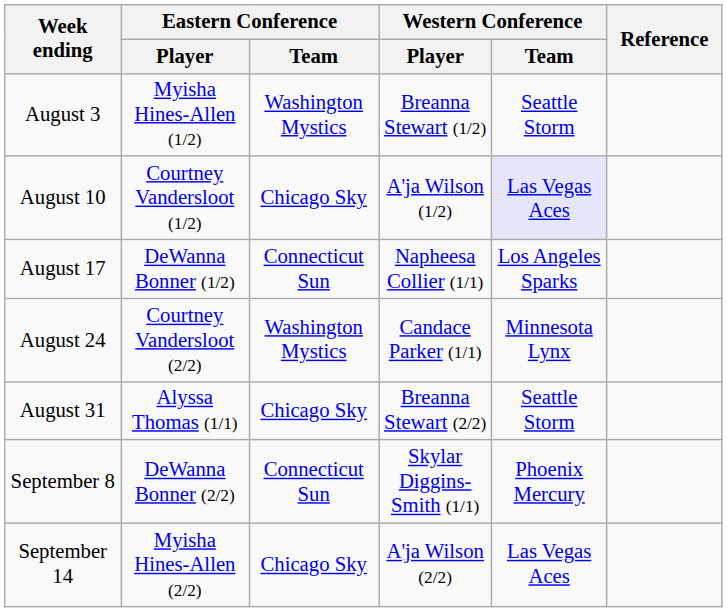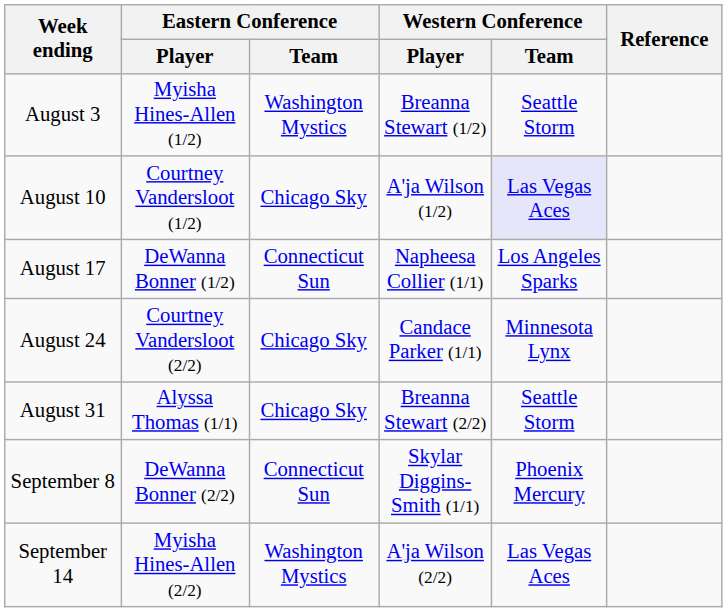(314, 339) Washington Mystics -> (314, 339) Chicago Sky
(314, 564) Chicago Sky -> (314, 564) Washington Mystics
